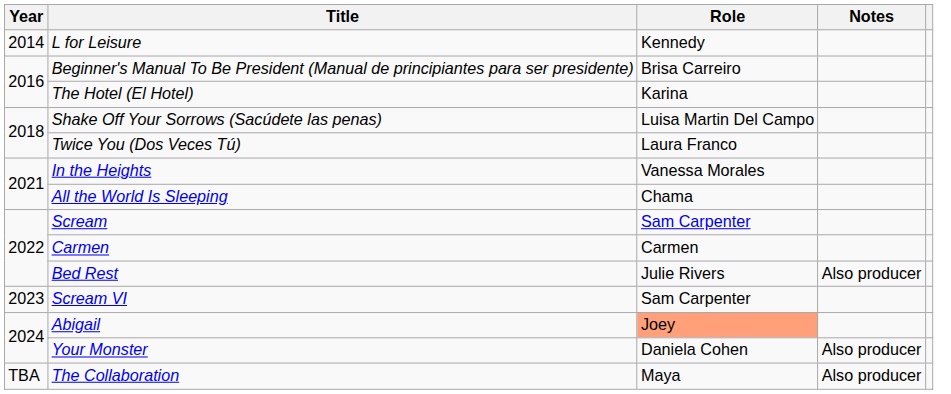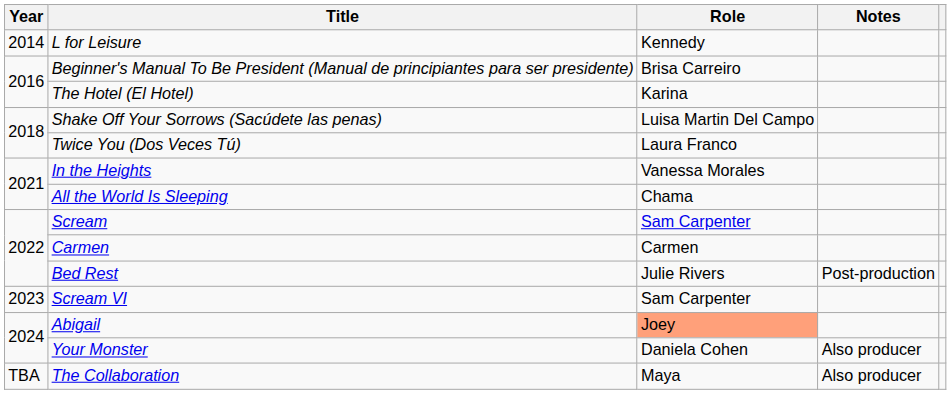(872, 273) Also producer -> (878, 273) Post-production
